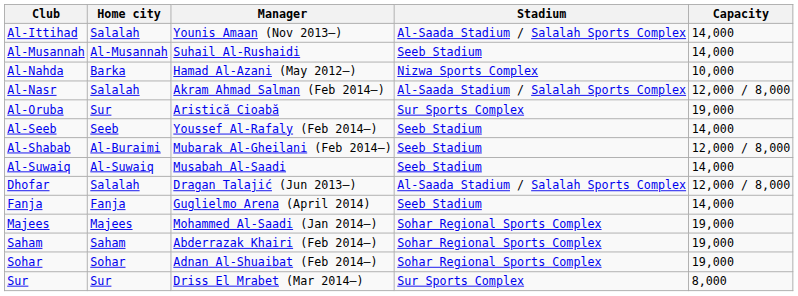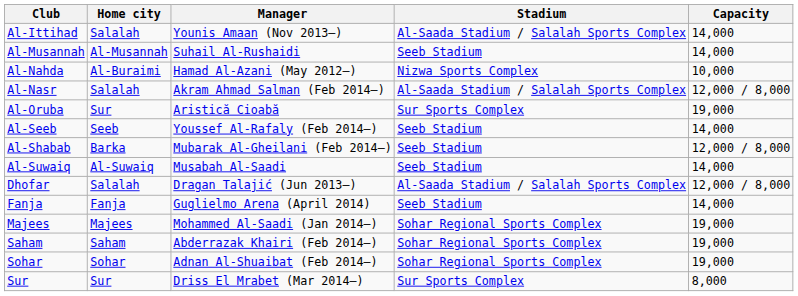(108, 71) Barka -> (126, 71) Al-Buraimi
(126, 147) Al-Buraimi -> (108, 147) Barka
